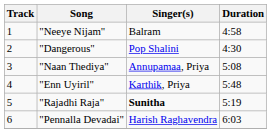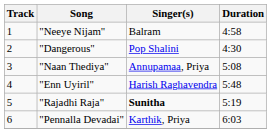(159, 84) Karthik, Priya -> (173, 84) Harish Raghavendra
(173, 120) Harish Raghavendra -> (159, 120) Karthik, Priya
